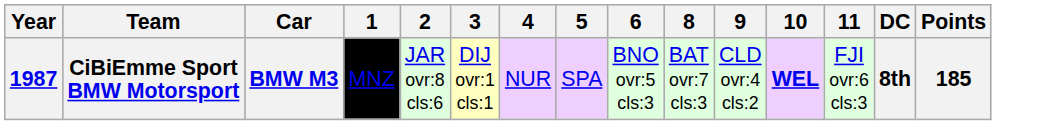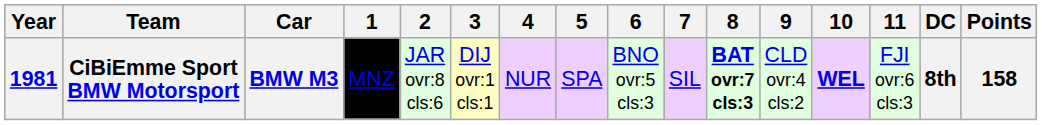+ column: (685, 21)
(34, 78) 1987 -> (34, 78) 1981
(689, 78) normal -> (733, 78) bold
(954, 78) 185 -> (999, 78) 158
